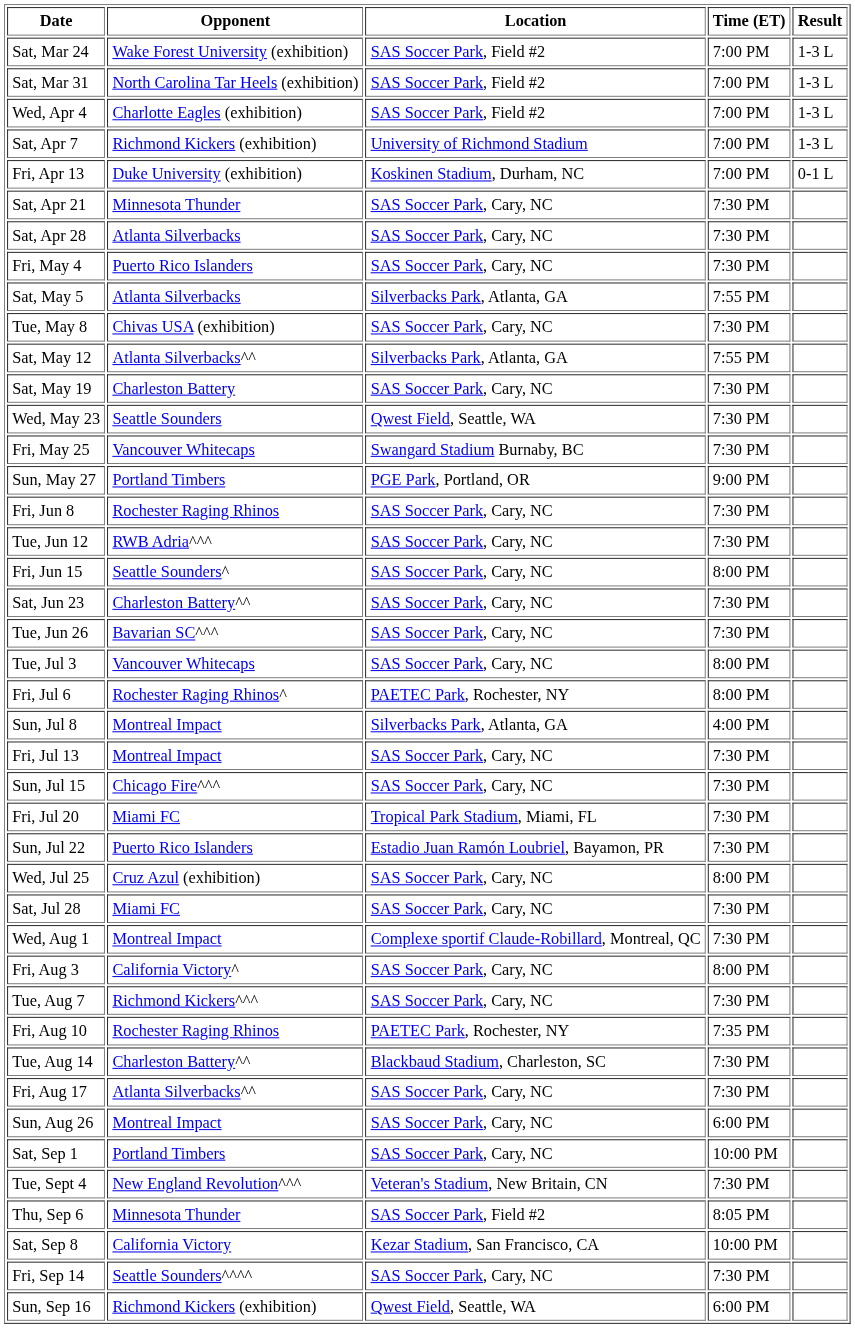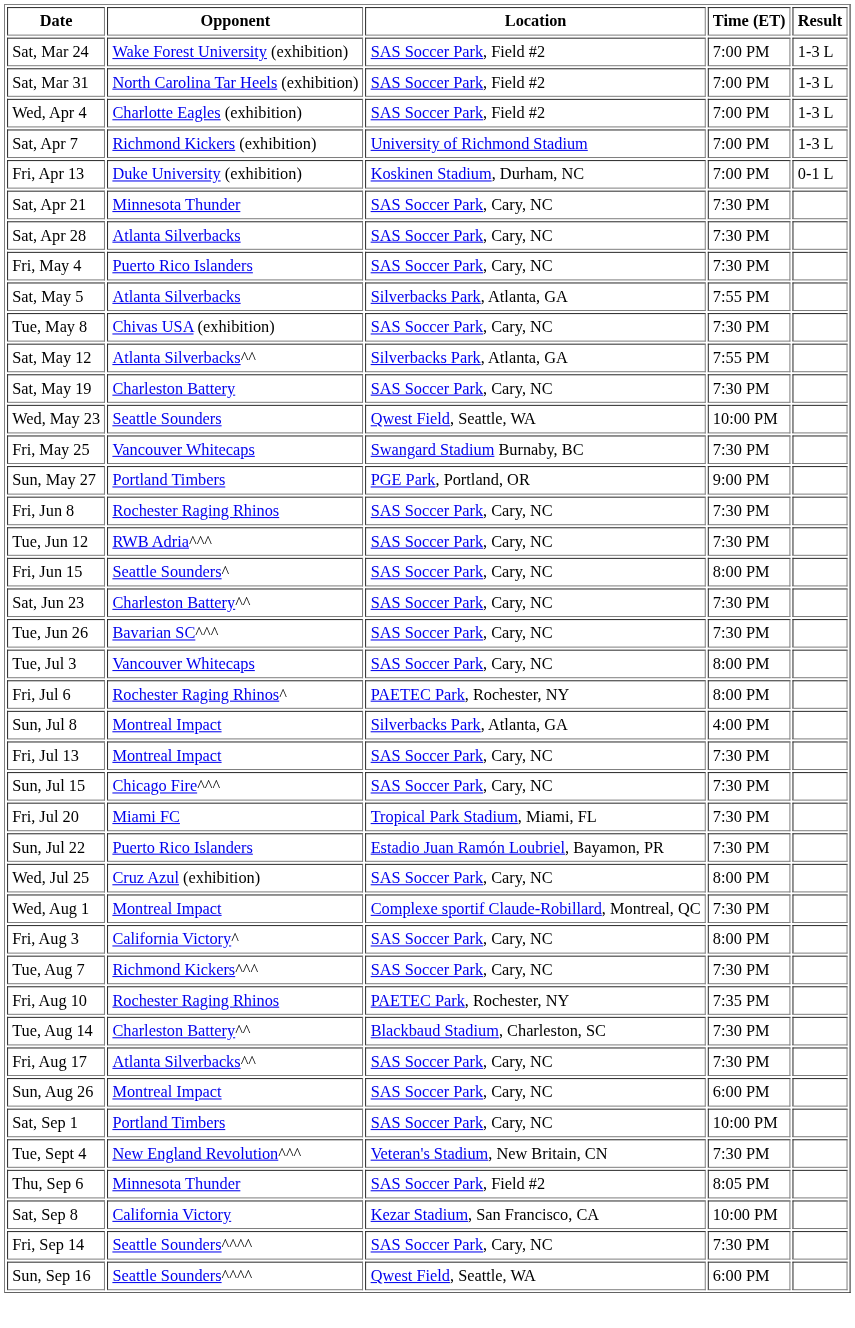(741, 419) 7:30 PM -> (745, 419) 10:00 PM
- row: (46, 908)
(214, 1306) Richmond Kickers (exhibition) -> (182, 1275) Seattle Sounders^^^^
